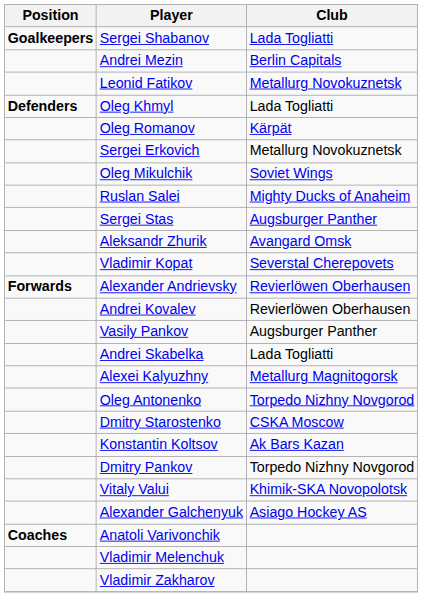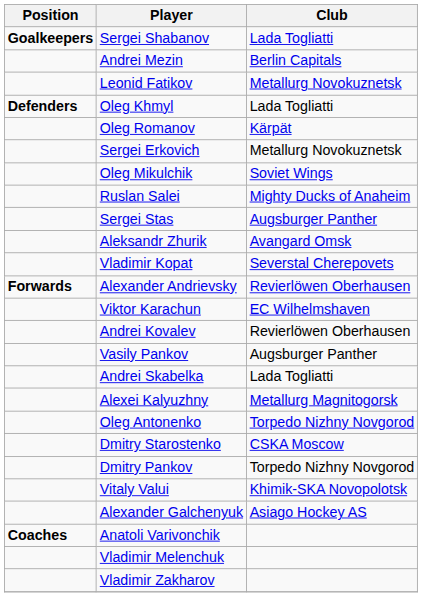+ row: (150, 309)
- row: (159, 444)
